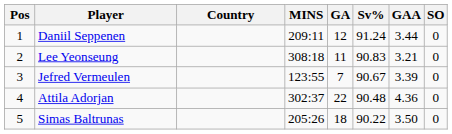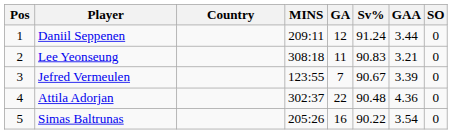(340, 118) 18 -> (340, 118) 16
(406, 118) 3.50 -> (406, 118) 3.54
